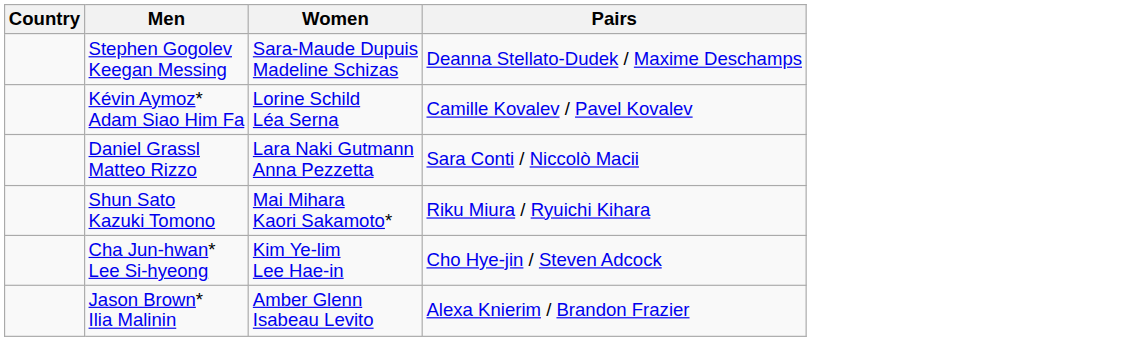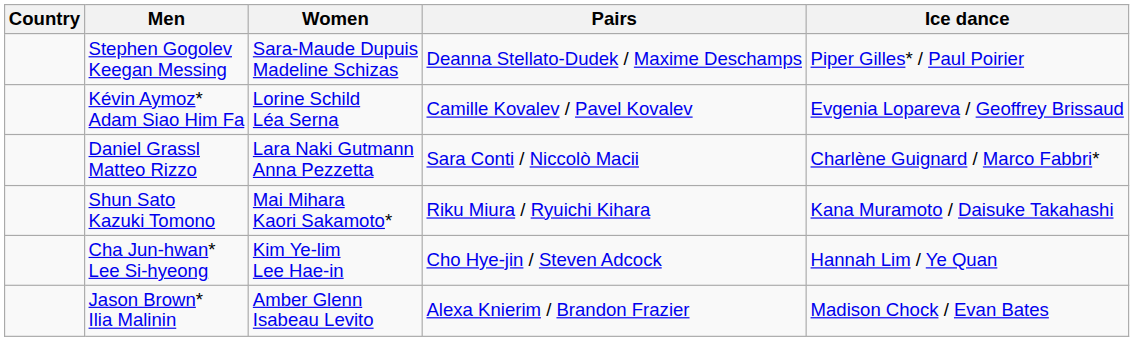+ column: (967, 19)
